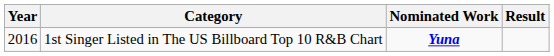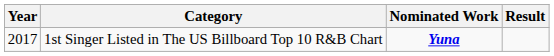(23, 39) 2016 -> (23, 39) 2017
